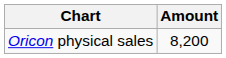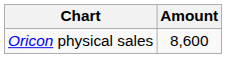(189, 41) 8,200 -> (189, 41) 8,600
